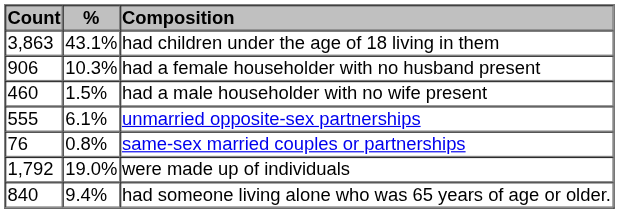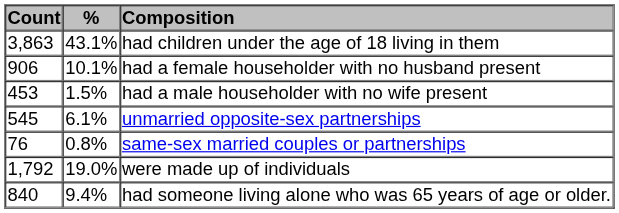(91, 68) 10.3% -> (91, 68) 10.1%
(23, 93) 460 -> (23, 93) 453
(23, 118) 555 -> (23, 118) 545
